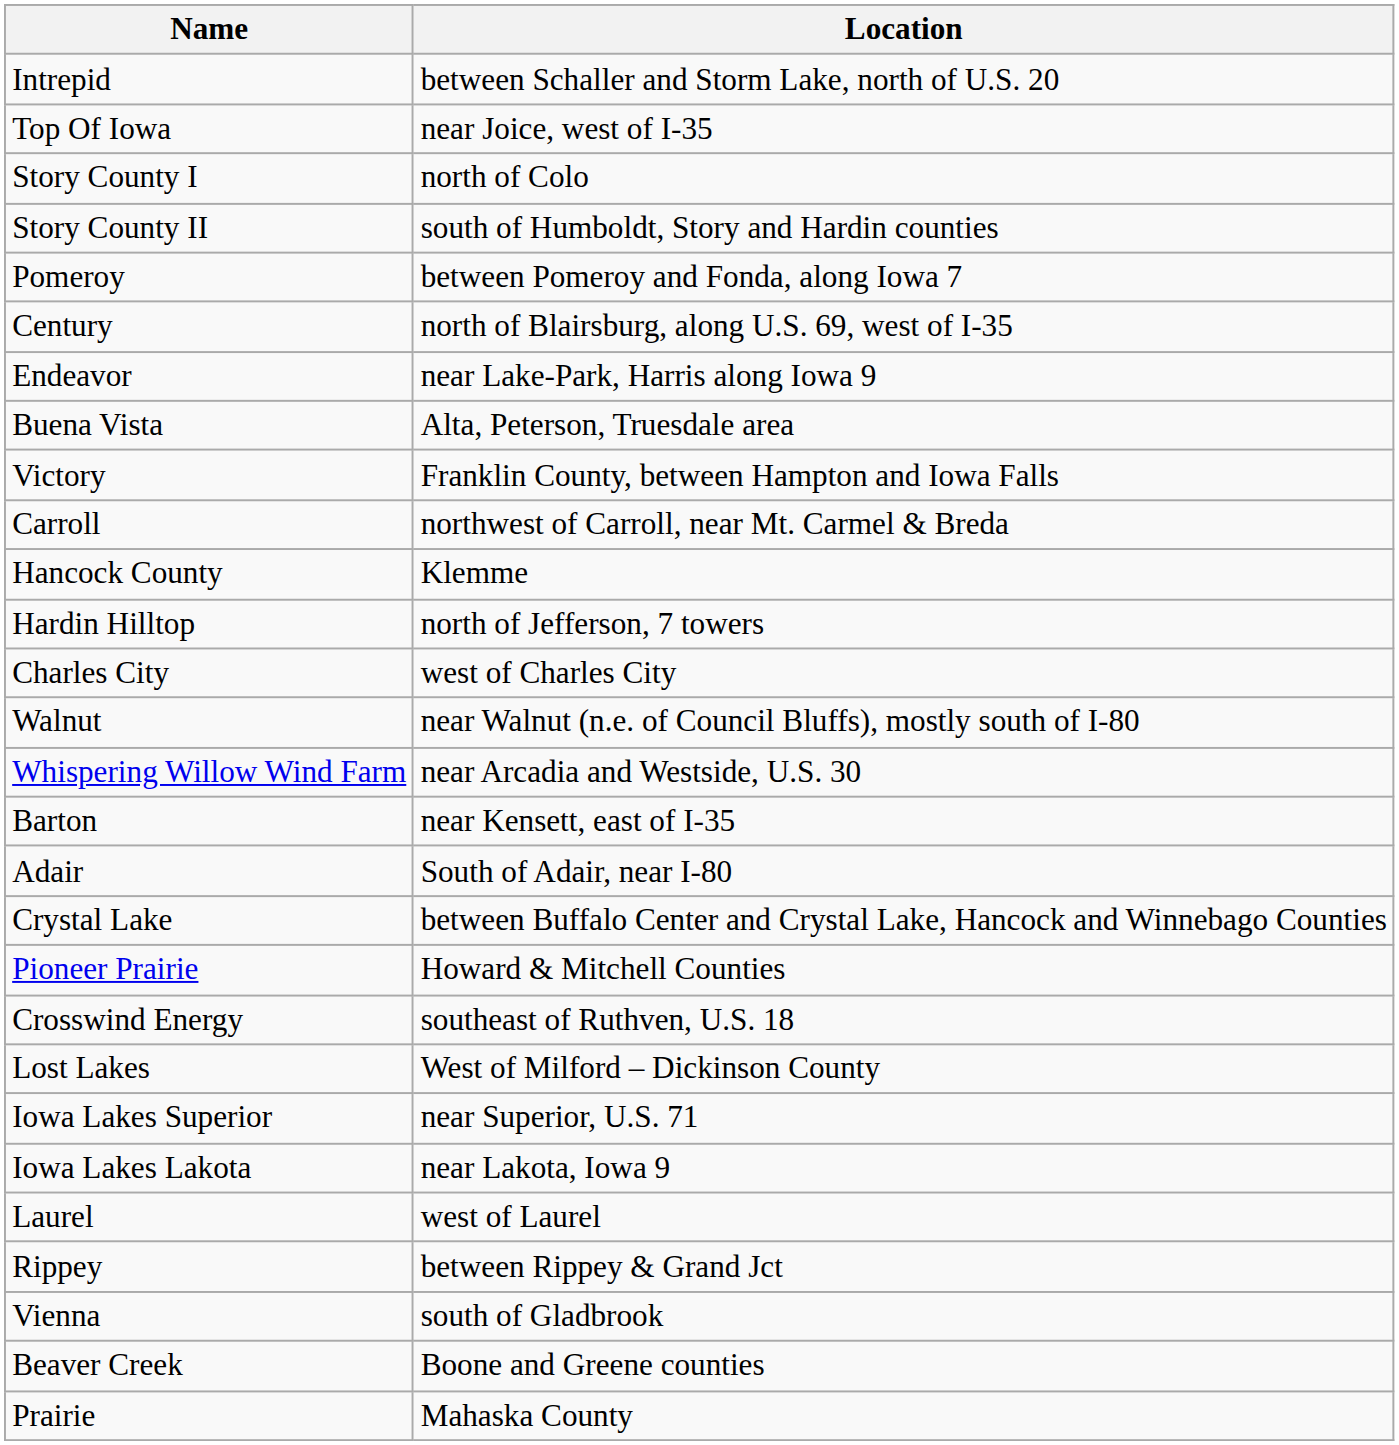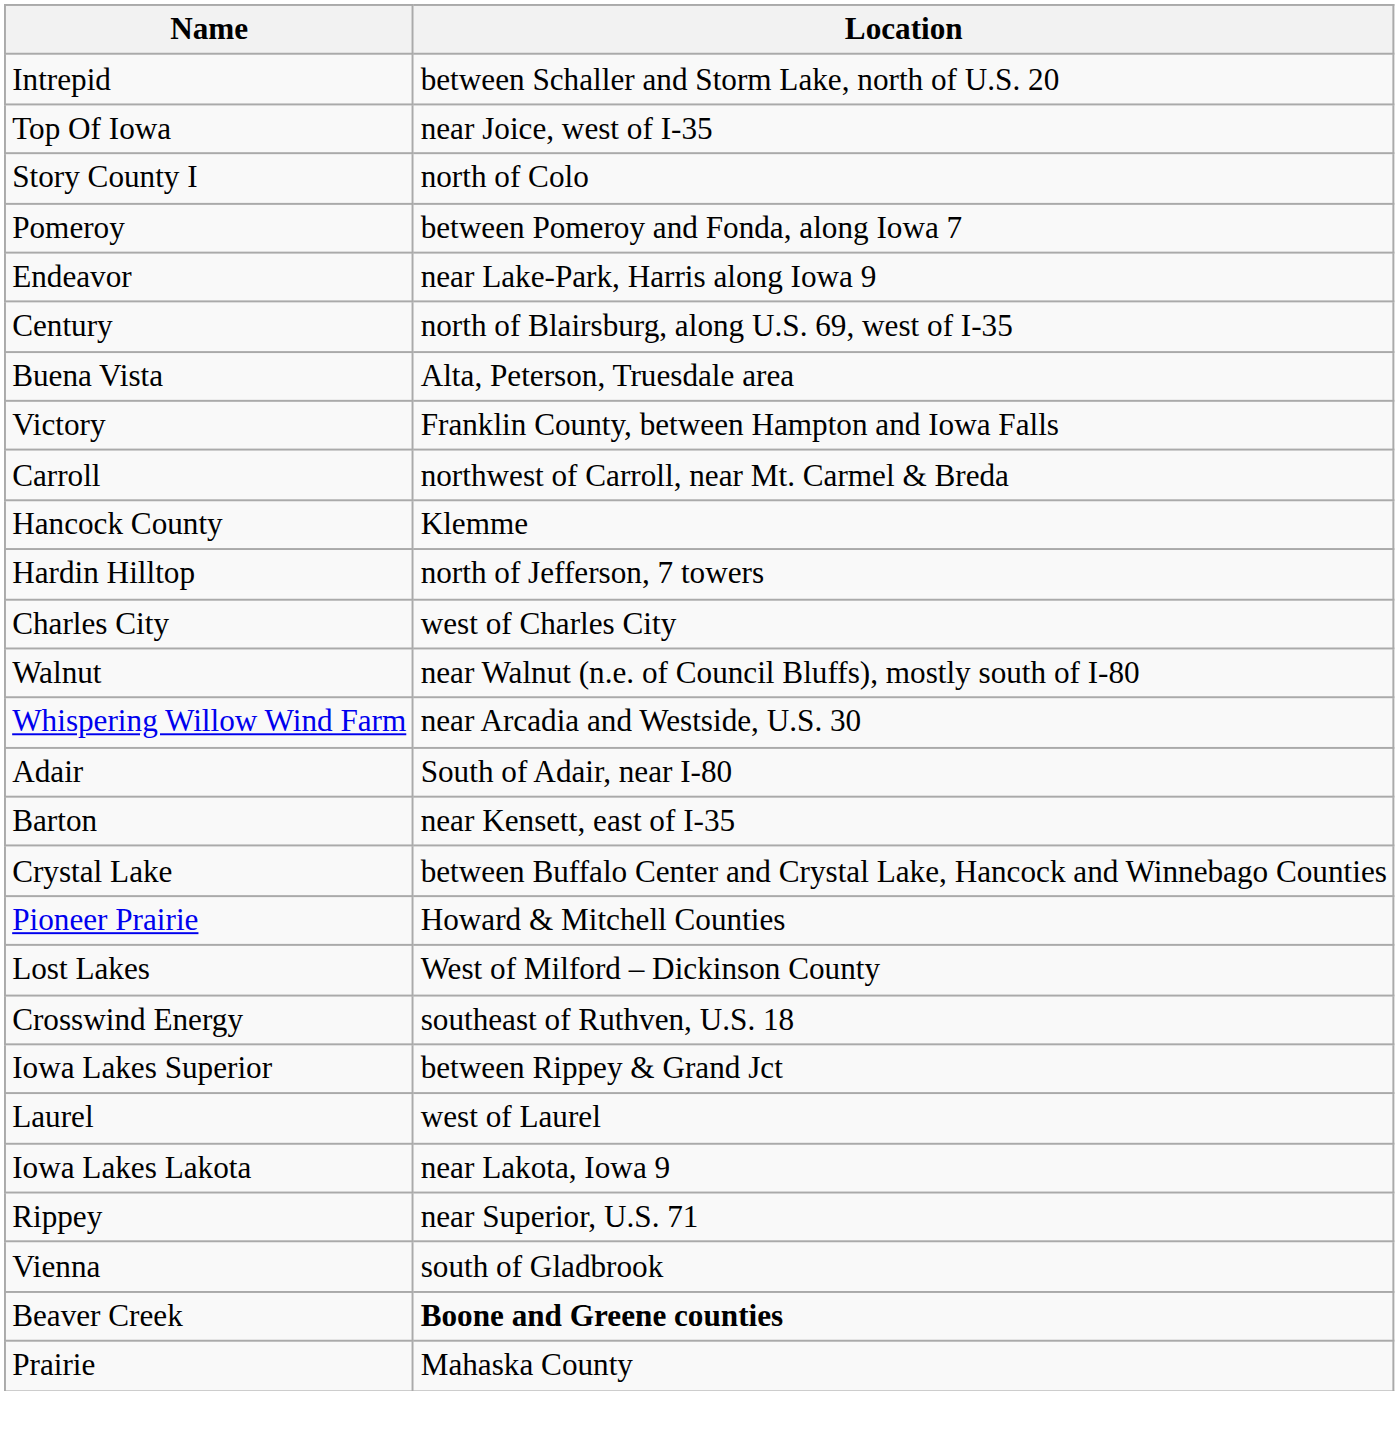- row: (110, 227)
rows swapped: (72, 375) <-> (62, 326)
rows swapped: (48, 870) <-> (55, 820)
rows swapped: (128, 1018) <-> (81, 1068)
(560, 1117) near Superior, U.S. 71 -> (602, 1068) between Rippey & Grand Jct
rows swapped: (132, 1167) <-> (53, 1216)
(602, 1266) between Rippey & Grand Jct -> (560, 1216) near Superior, U.S. 71
(593, 1365) normal -> (602, 1315) bold
